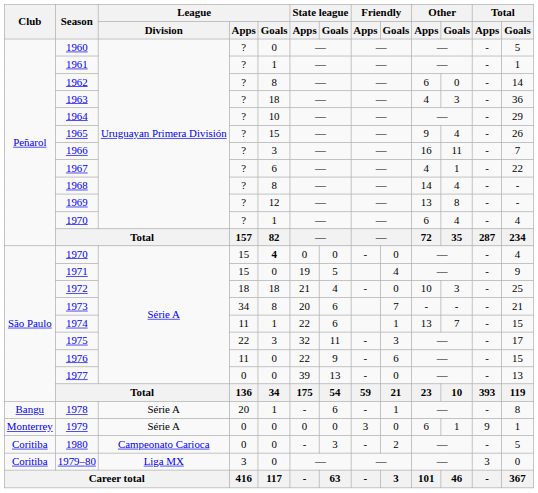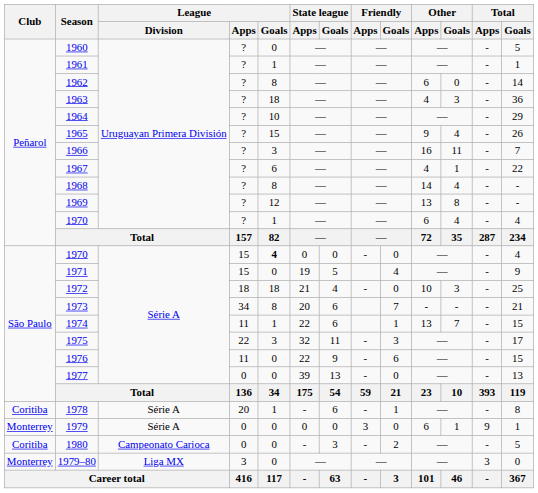(30, 409) Bangu -> (30, 409) Coritiba
(30, 461) Coritiba -> (30, 461) Monterrey
